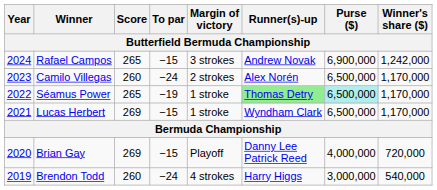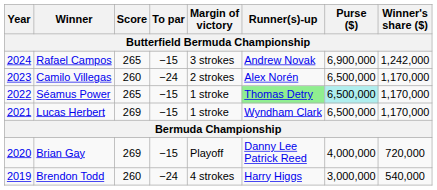(169, 95) −19 -> (169, 95) −15
